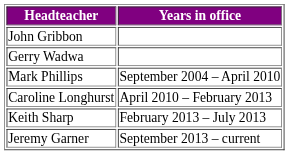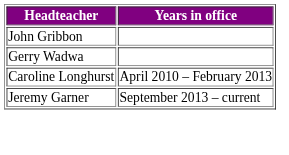- row: (45, 77)
- row: (41, 117)
